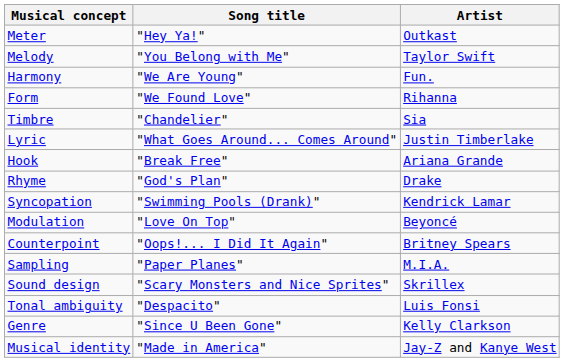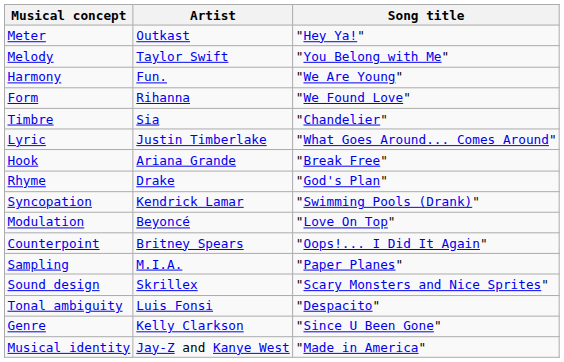columns swapped: (267, 15) <-> (480, 15)
